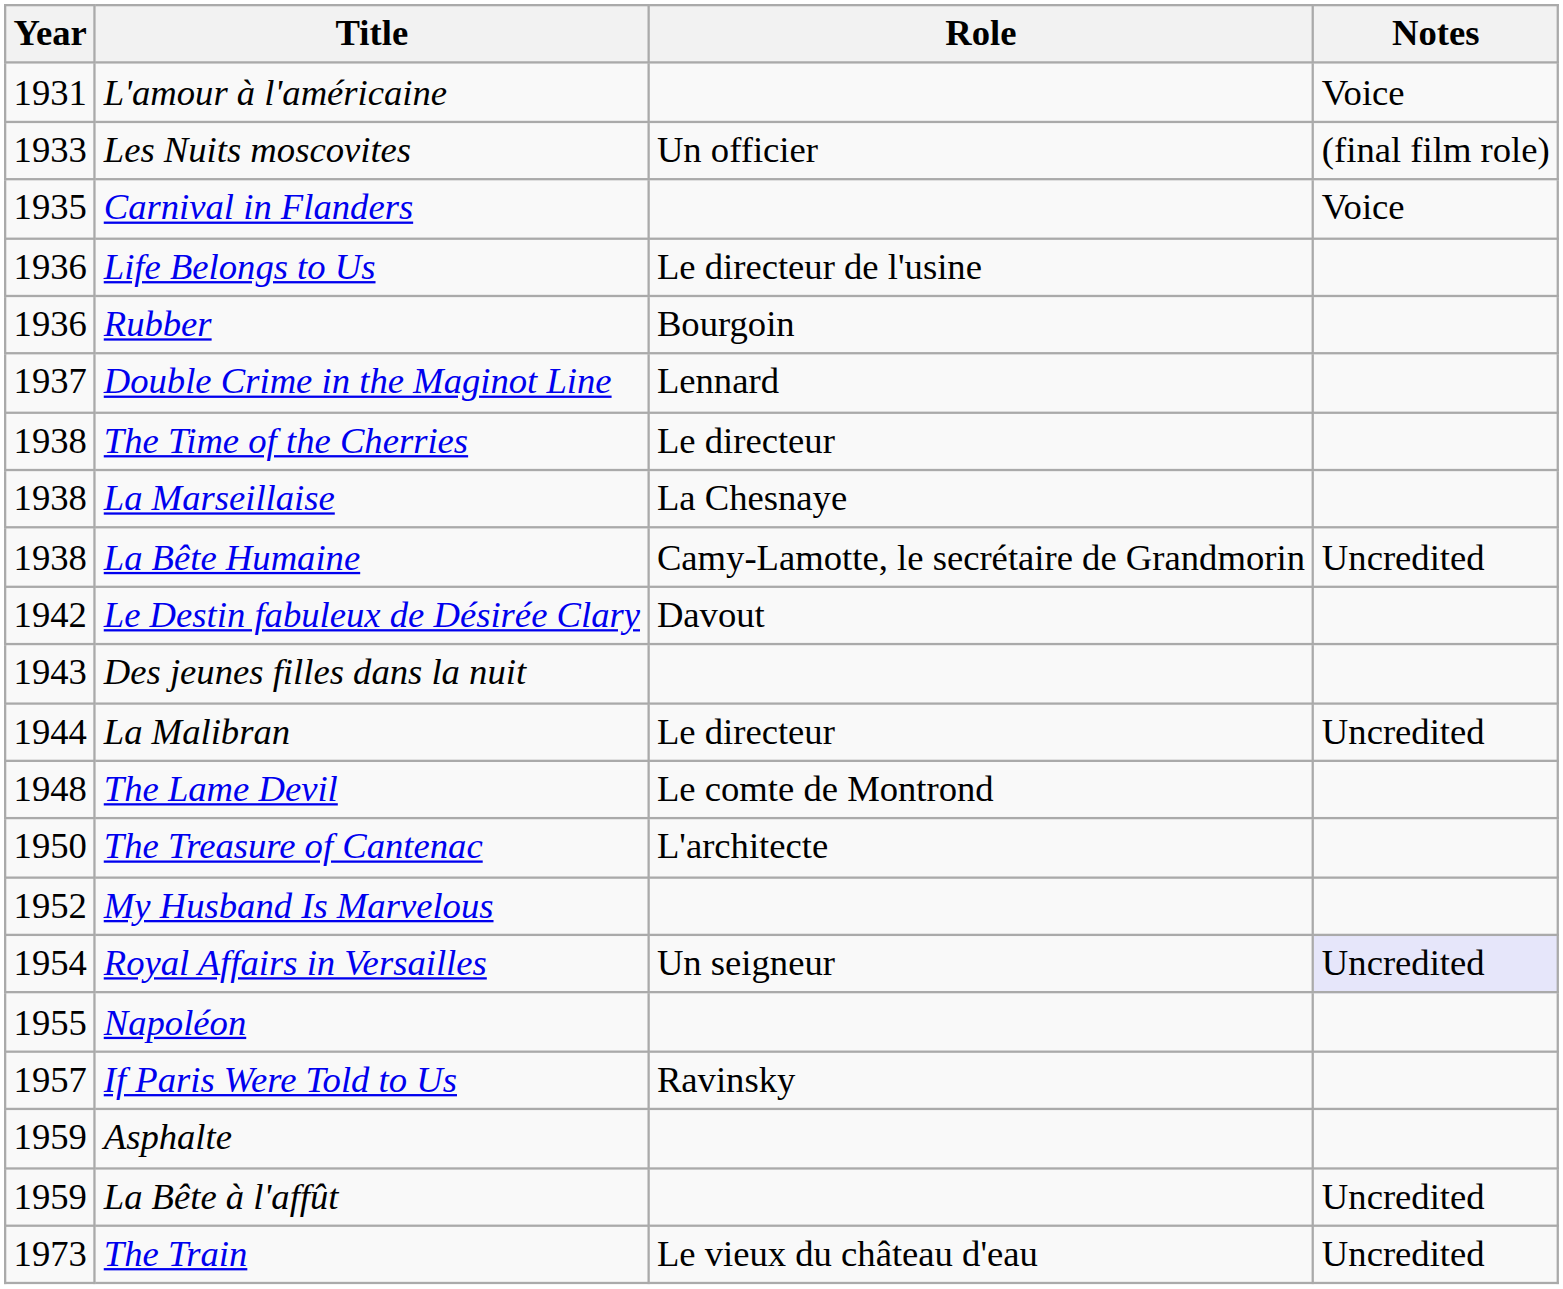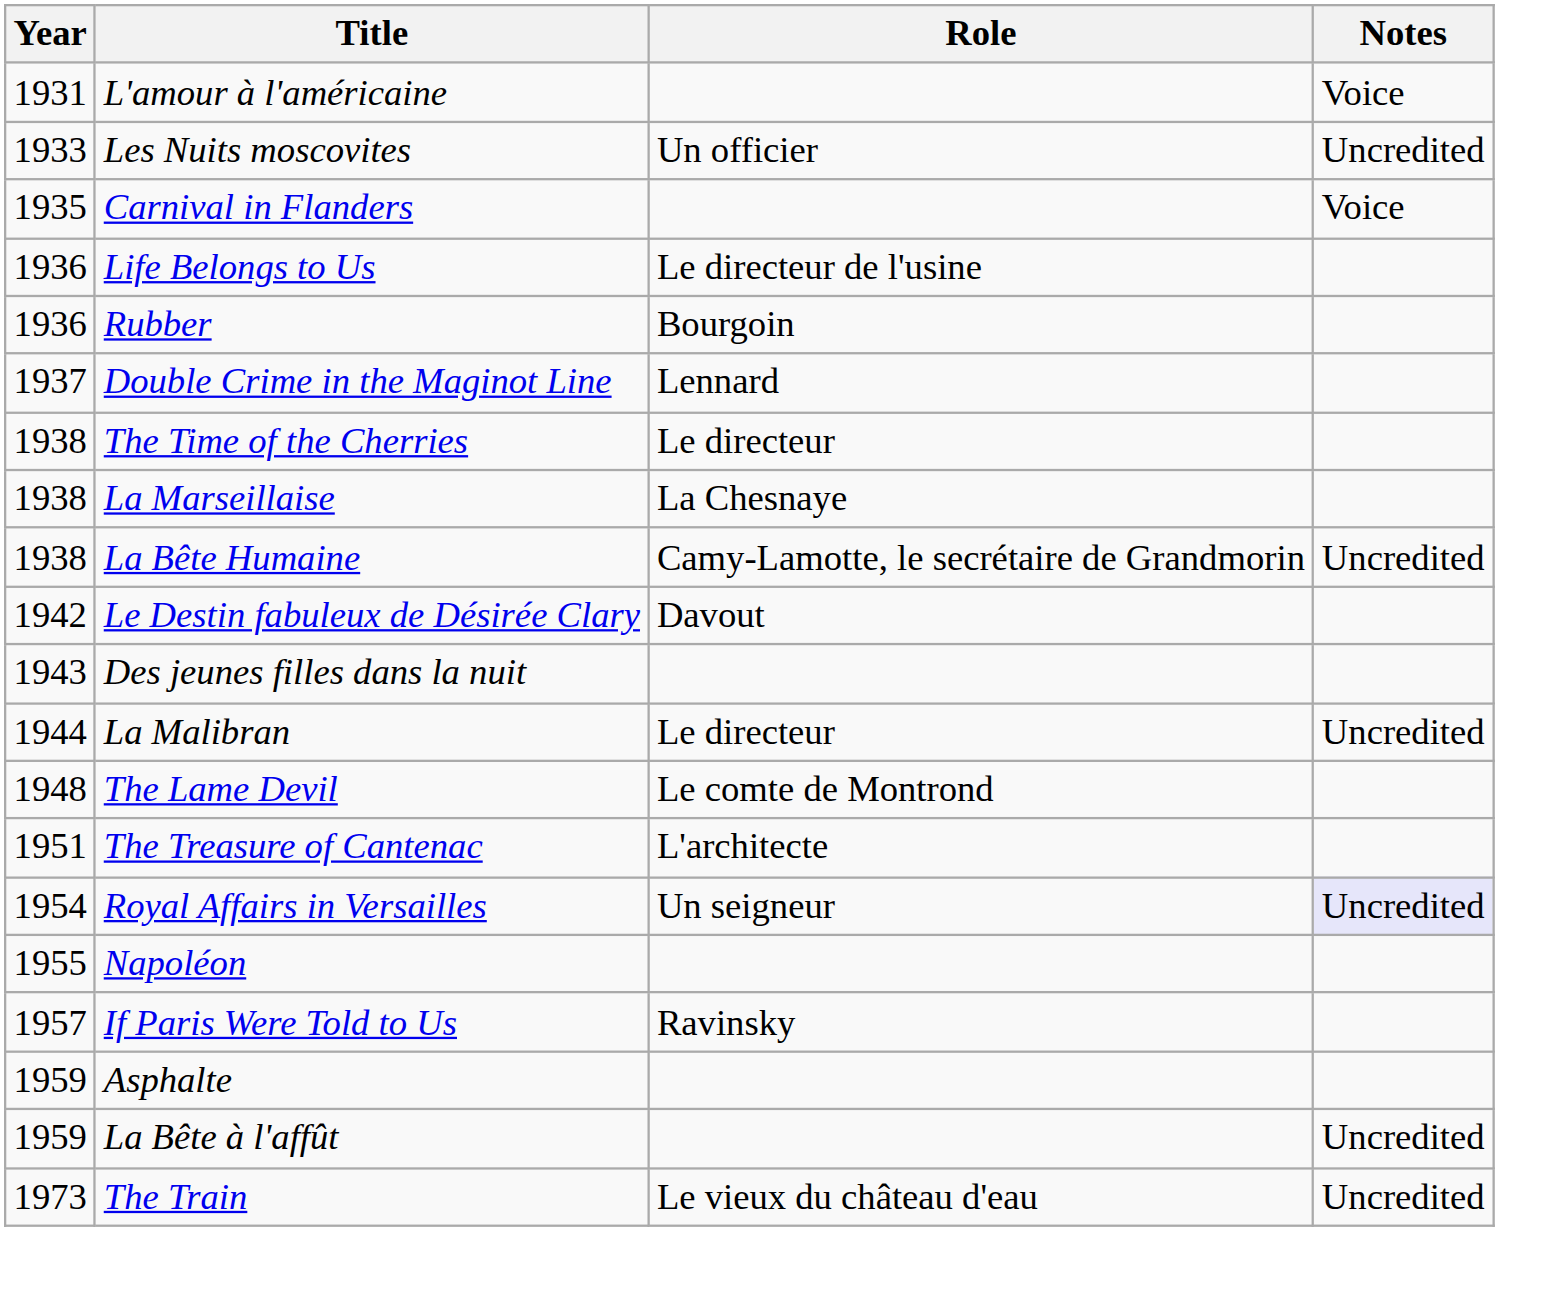(1436, 149) (final film role) -> (1403, 149) Uncredited
(50, 847) 1950 -> (50, 847) 1951
- row: (299, 905)
